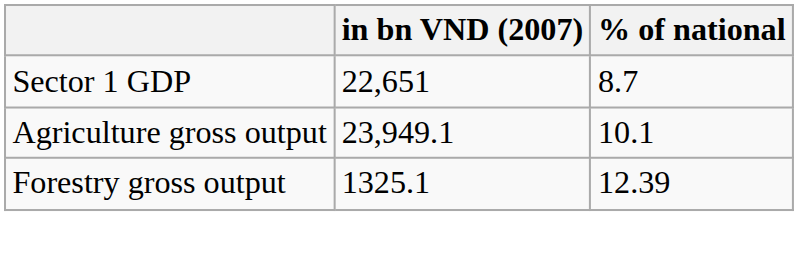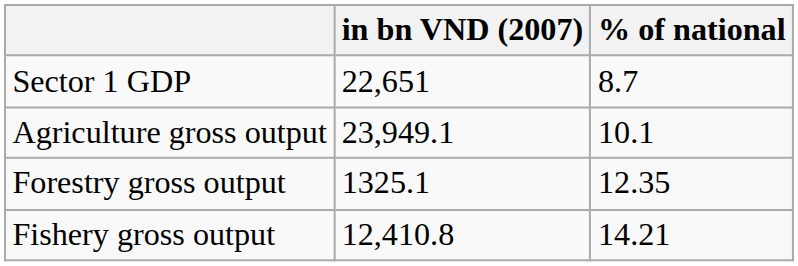(634, 183) 12.39 -> (634, 183) 12.35
+ row: (144, 234)
